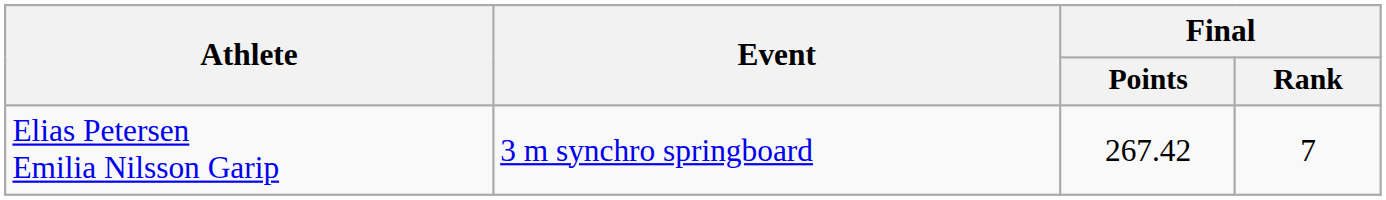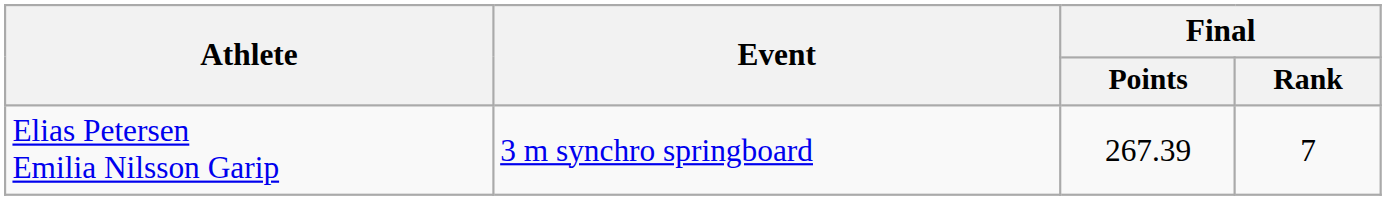(1148, 150) 267.42 -> (1148, 150) 267.39
